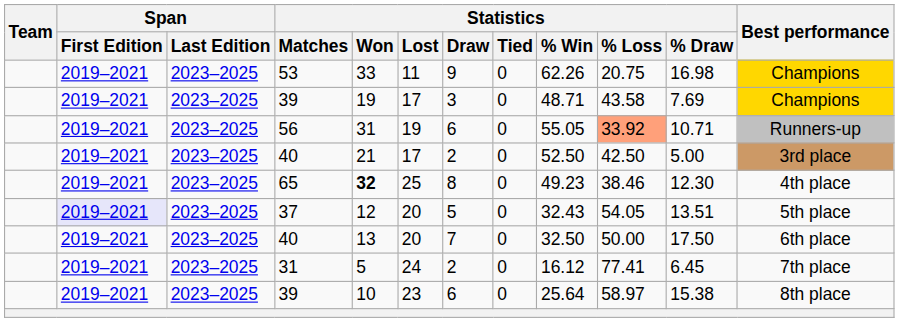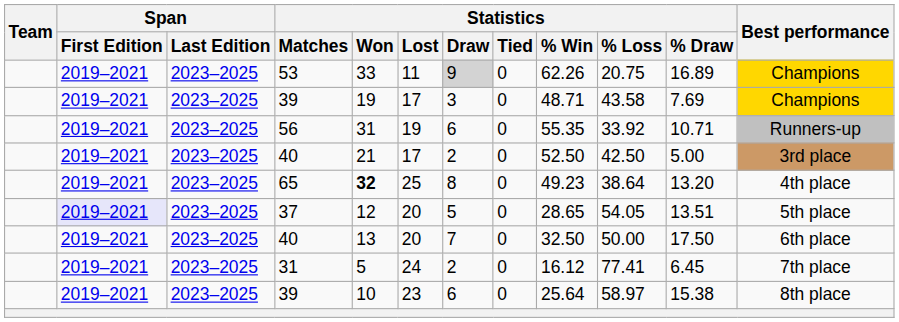(452, 73) no background -> (452, 73) lightgrey background
(692, 73) 16.98 -> (692, 73) 16.89
(563, 128) 55.05 -> (563, 128) 55.35
(623, 128) lightsalmon background -> (623, 128) no background
(623, 184) 38.46 -> (623, 184) 38.64
(692, 184) 12.30 -> (692, 184) 13.20
(563, 211) 32.43 -> (563, 211) 28.65
